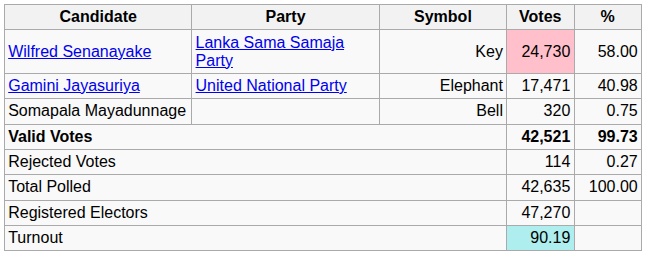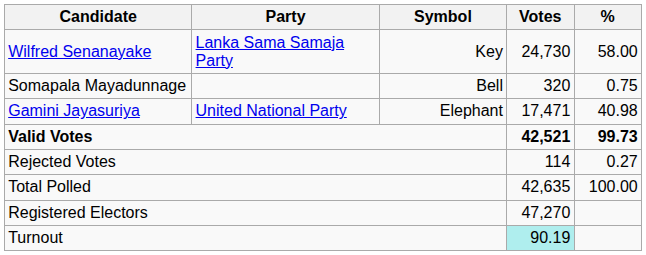(546, 51) pink background -> (546, 51) no background
rows swapped: (74, 85) <-> (97, 111)
